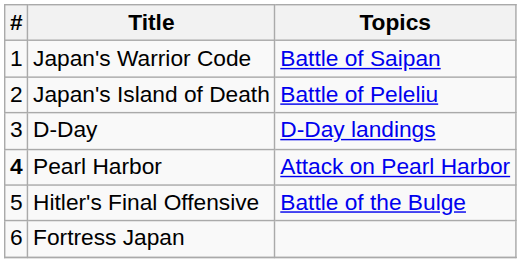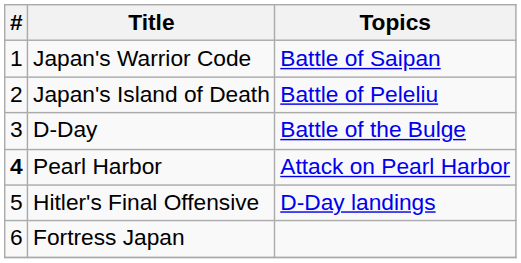(358, 130) D-Day landings -> (373, 130) Battle of the Bulge
(373, 202) Battle of the Bulge -> (358, 202) D-Day landings
